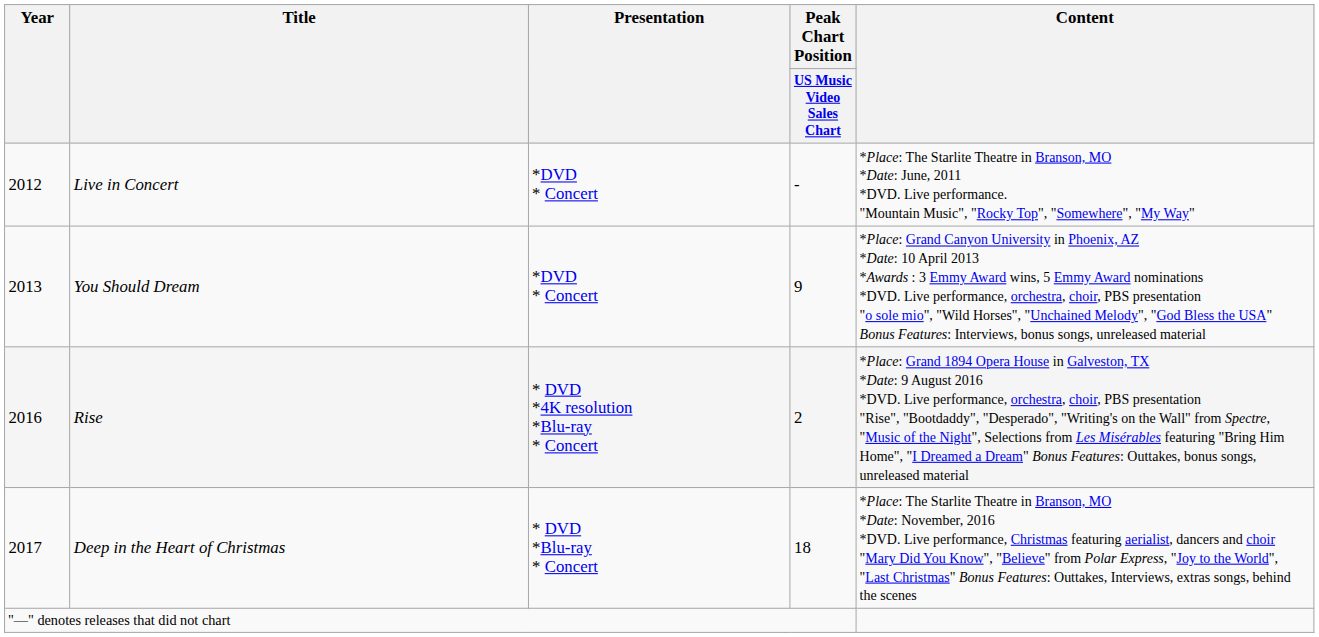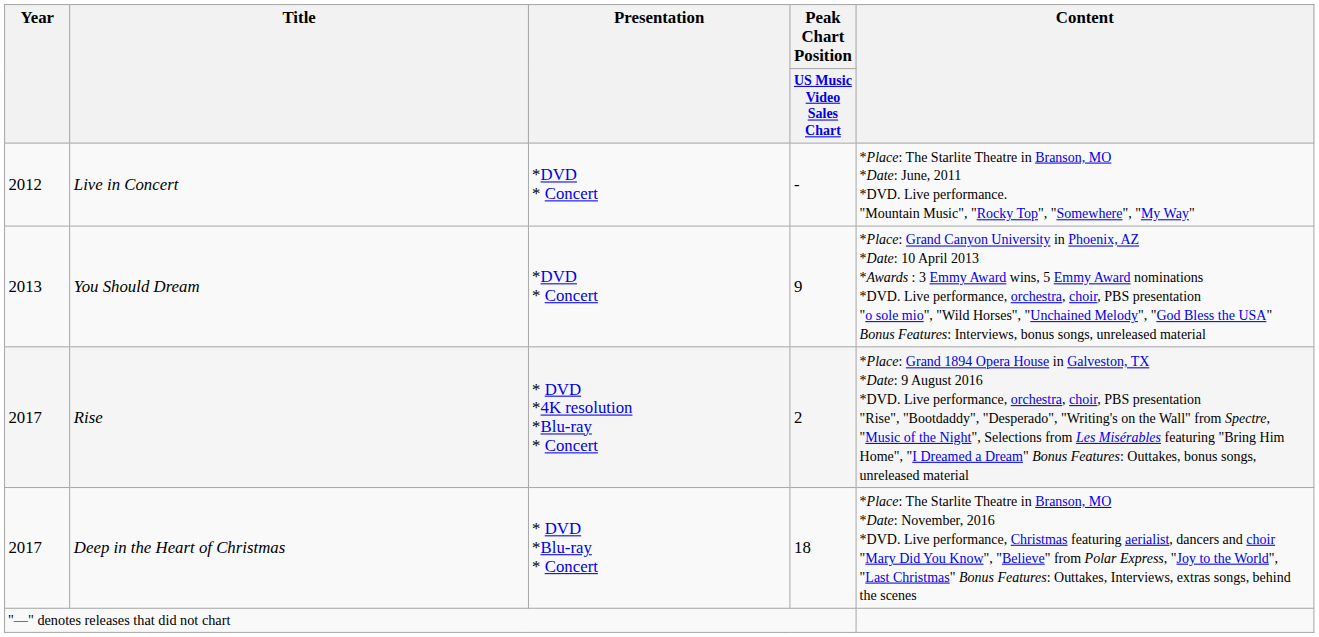(25, 417) 2016 -> (25, 417) 2017
